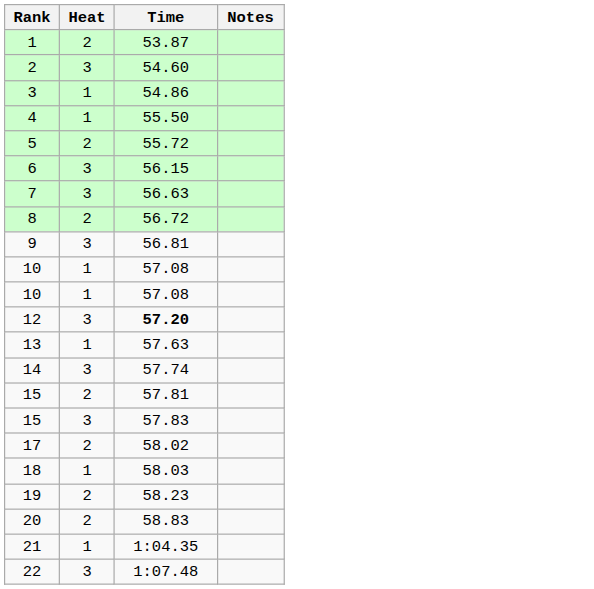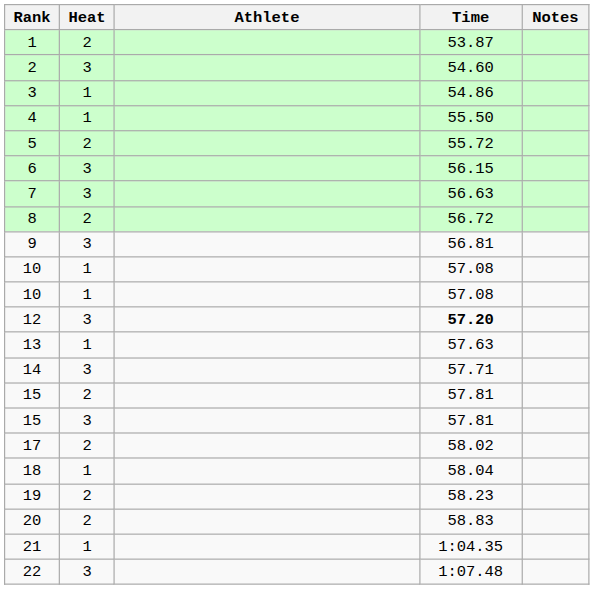+ column: (267, 17)
(166, 370) 57.74 -> (471, 370) 57.71
(166, 421) 57.83 -> (471, 421) 57.81
(166, 471) 58.03 -> (471, 471) 58.04
